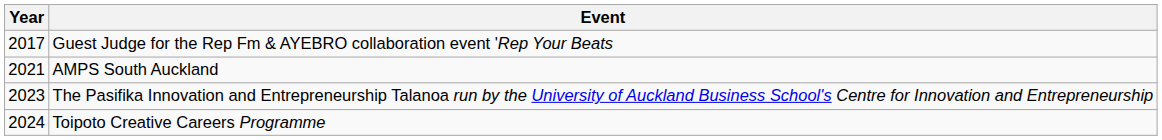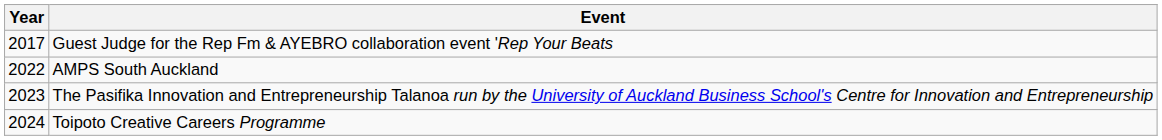(27, 69) 2021 -> (27, 69) 2022
